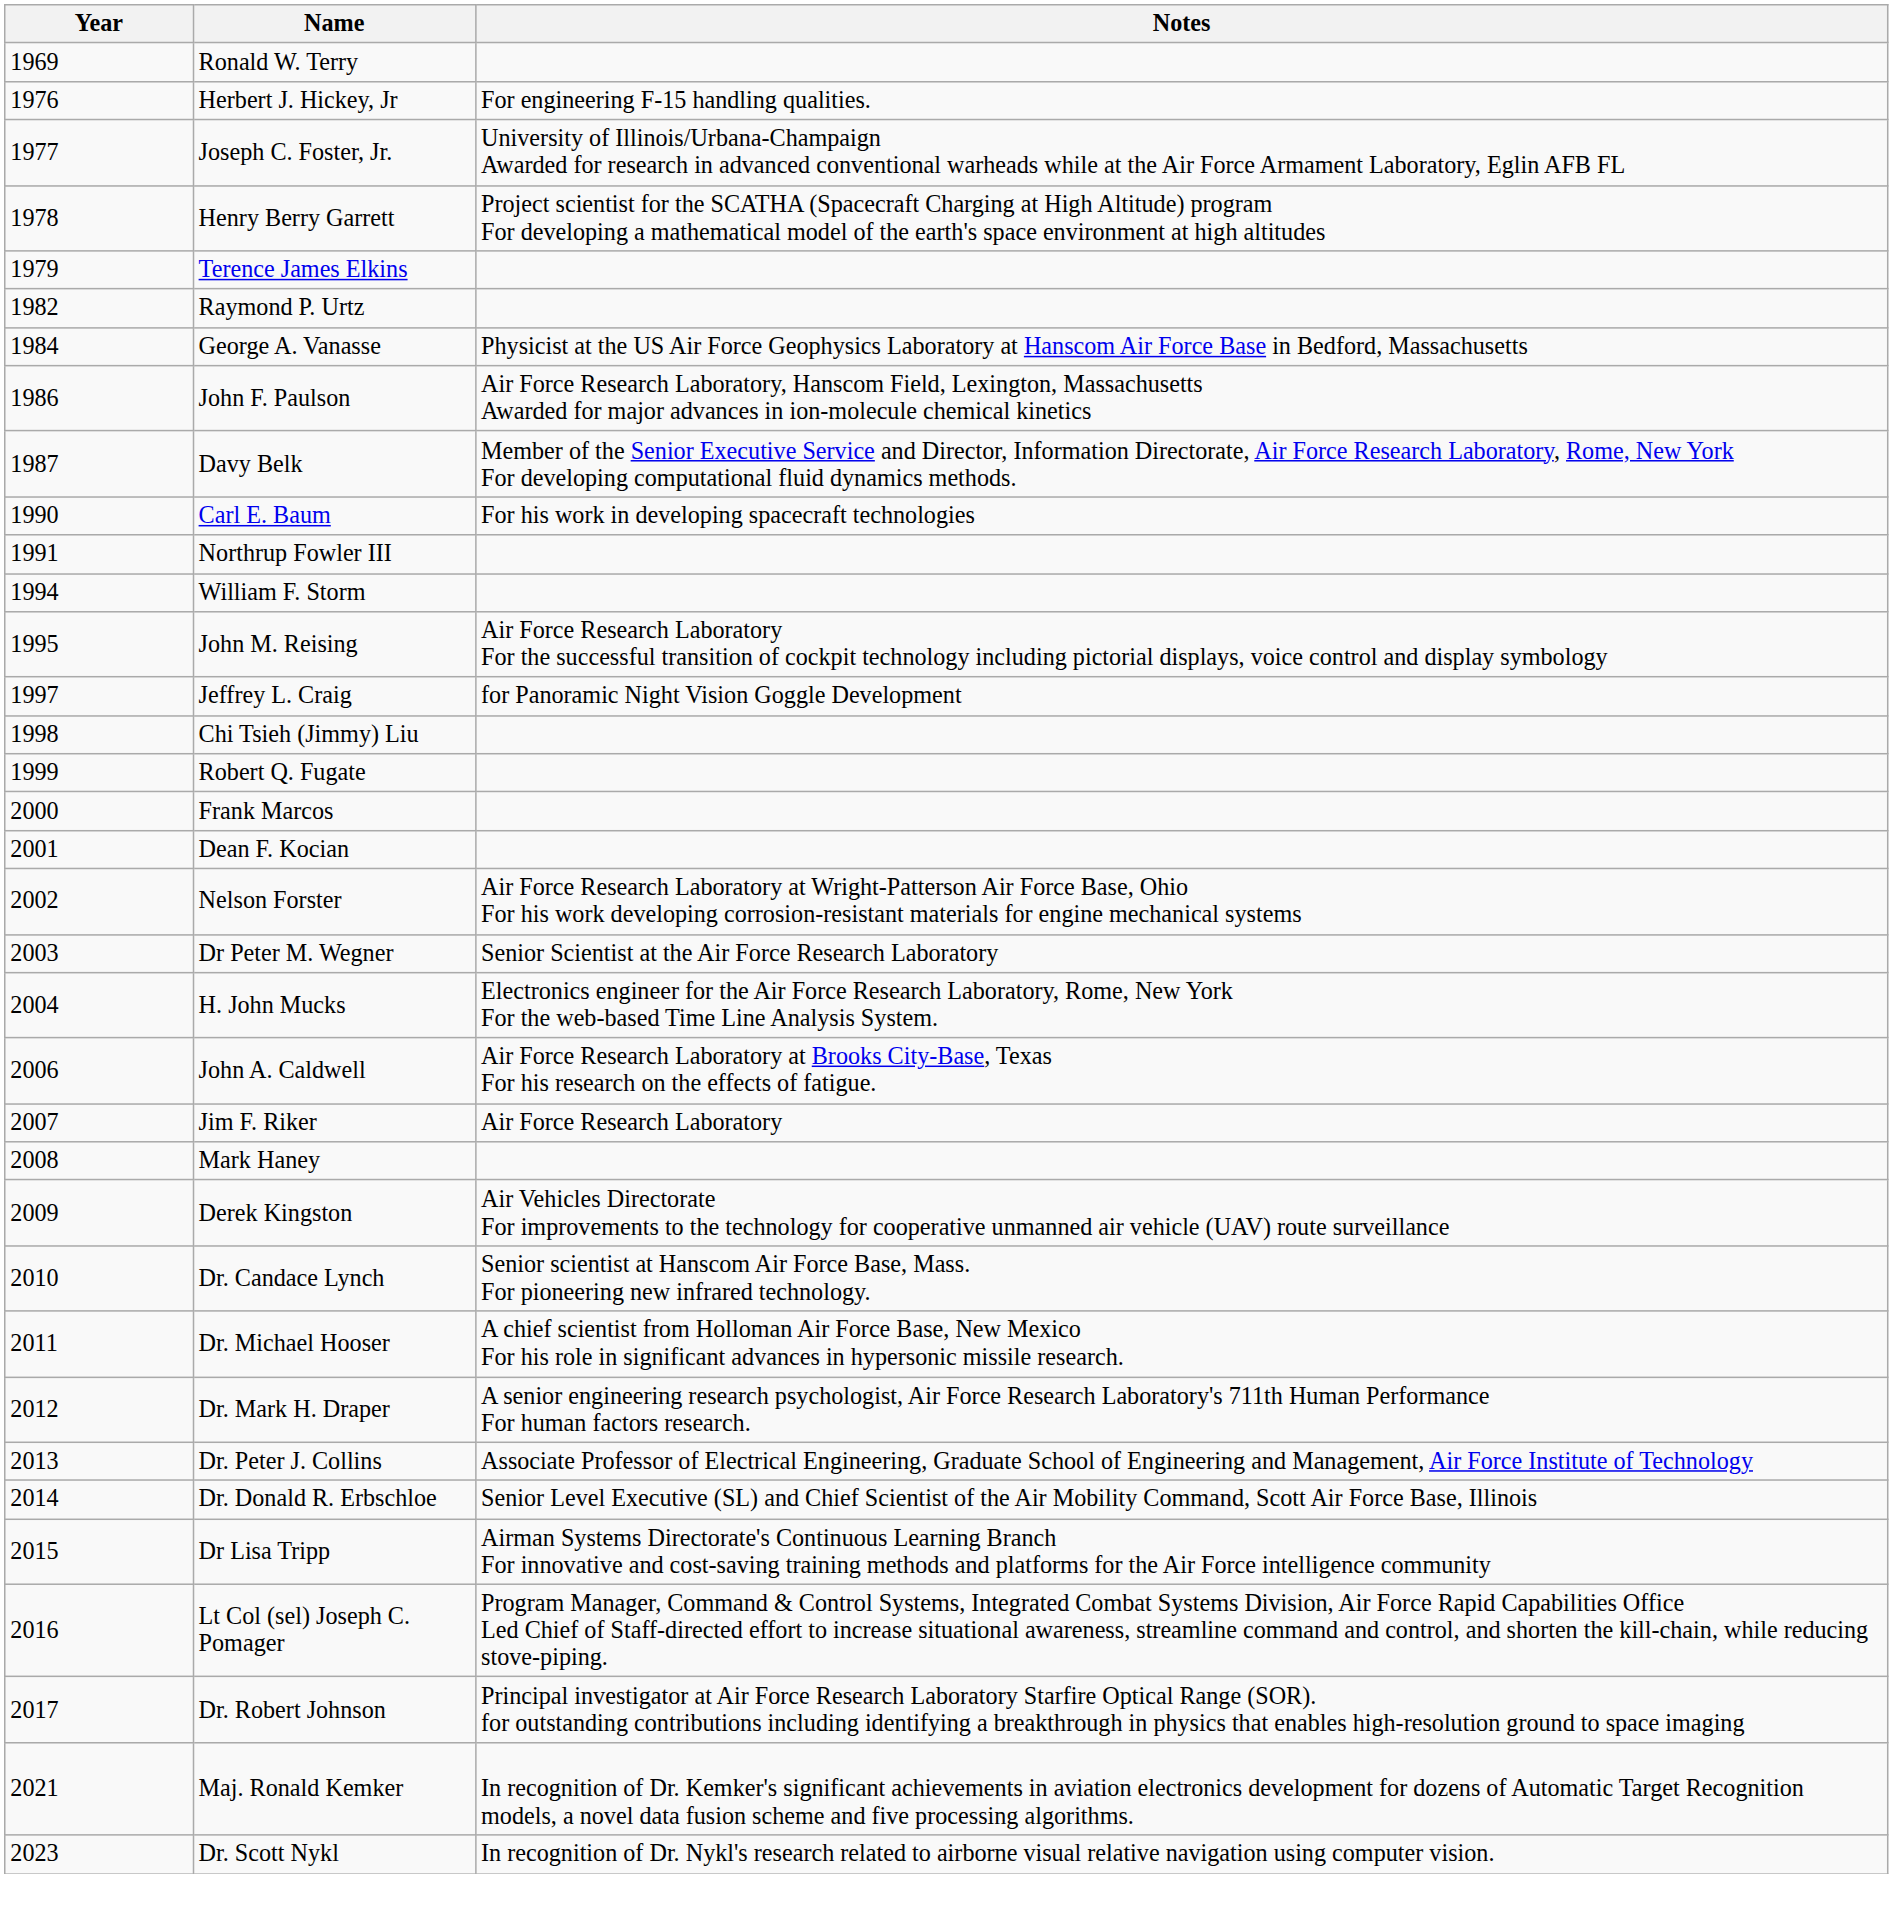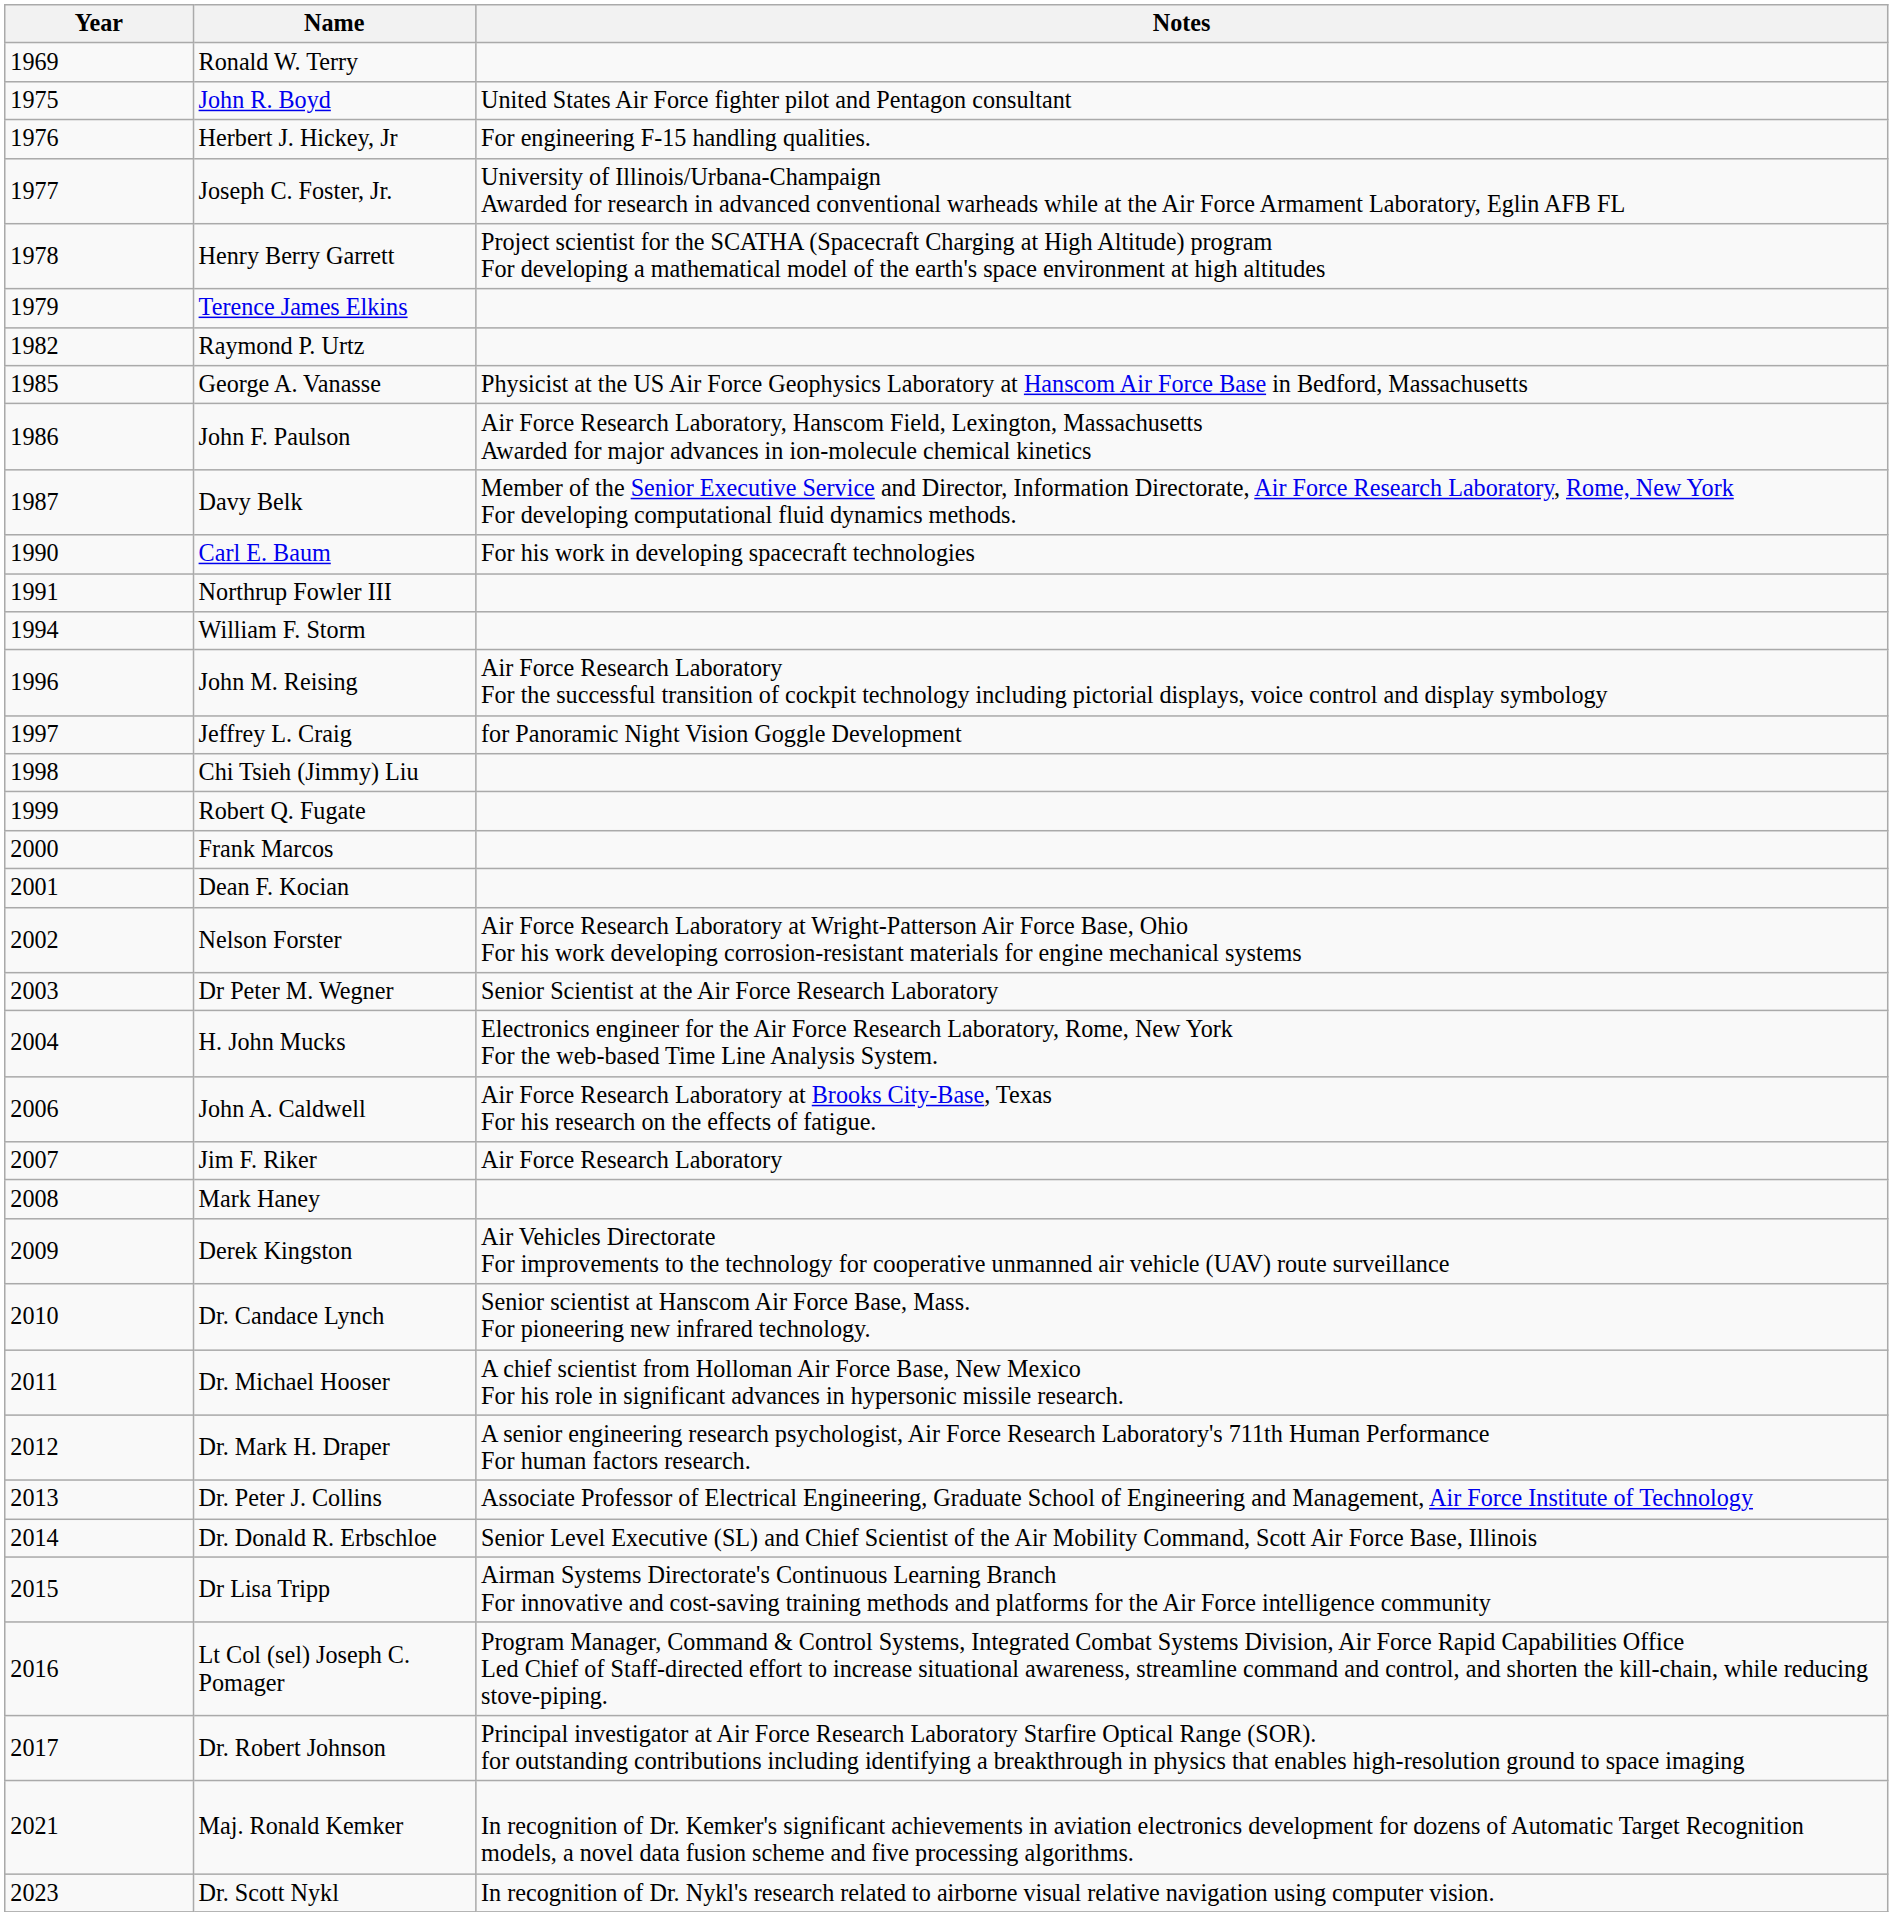+ row: (265, 100)
(34, 346) 1984 -> (34, 384) 1985
(34, 644) 1995 -> (34, 682) 1996
